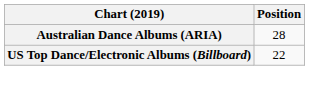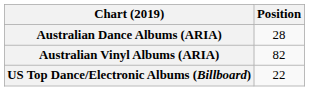+ row: (129, 55)
